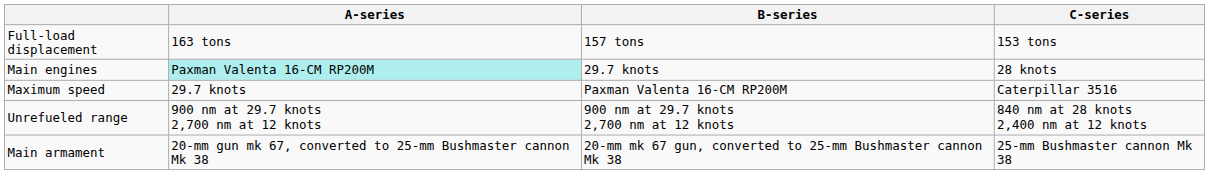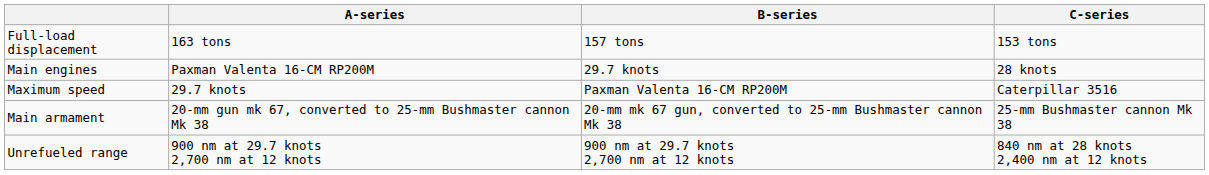(273, 70) paleturquoise background -> (273, 70) no background
rows swapped: (68, 118) <-> (56, 152)
